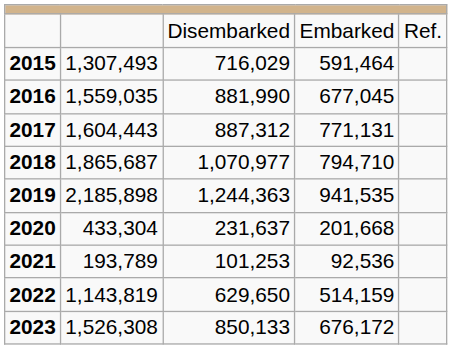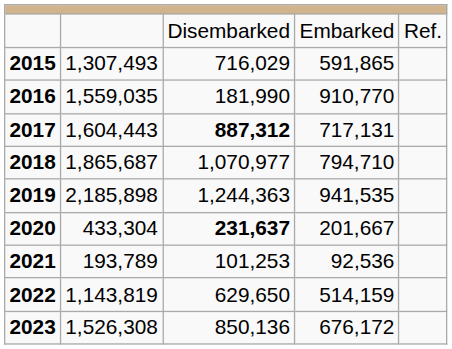(357, 63) 591,464 -> (357, 63) 591,865
(252, 96) 881,990 -> (252, 96) 181,990
(357, 96) 677,045 -> (357, 96) 910,770
(252, 129) normal -> (252, 129) bold
(357, 129) 771,131 -> (357, 129) 717,131
(252, 228) normal -> (252, 228) bold
(357, 228) 201,668 -> (357, 228) 201,667
(252, 327) 850,133 -> (252, 327) 850,136
